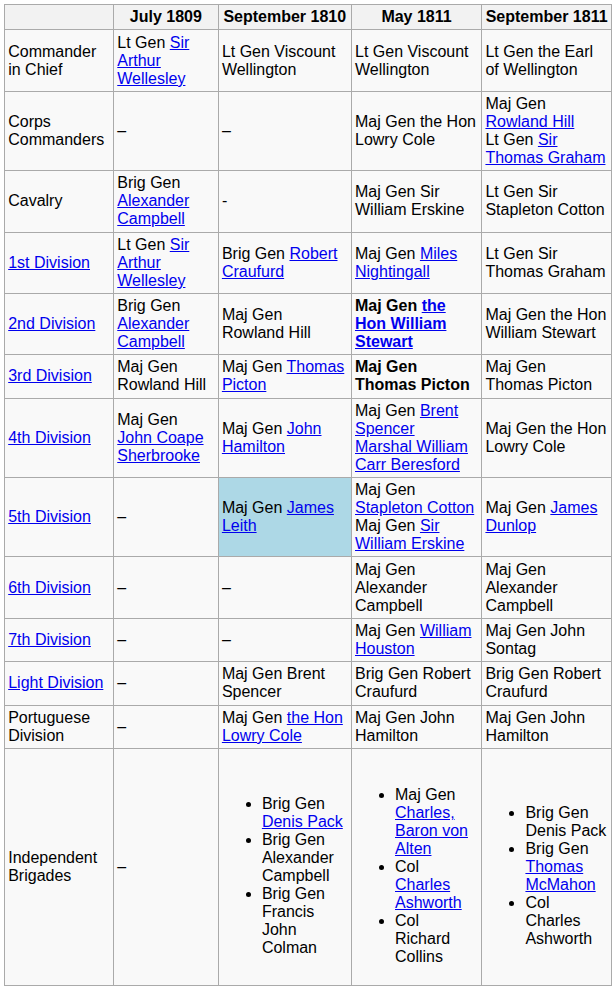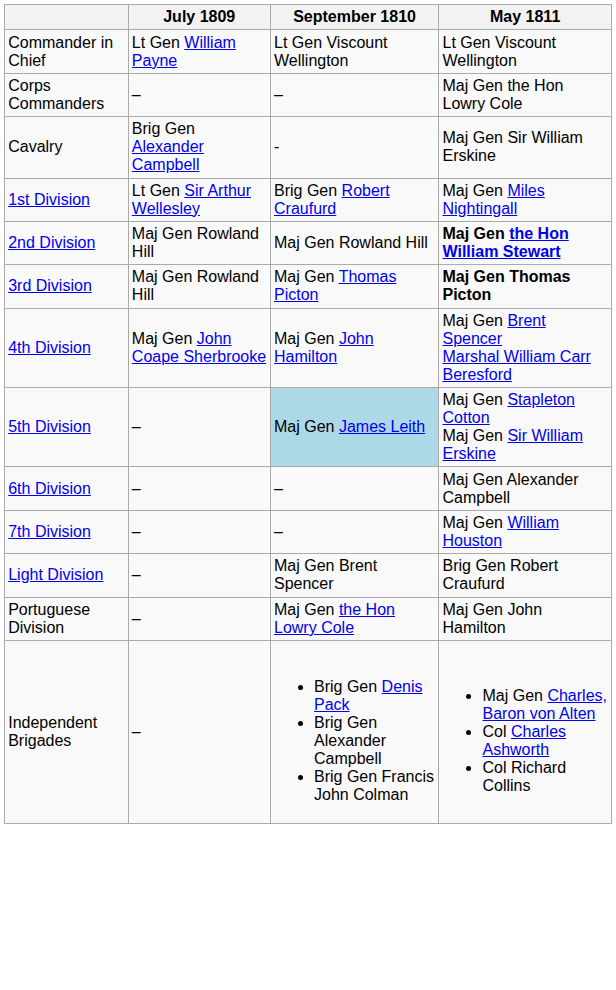- column: (547, 17)
(153, 60) Lt Gen Sir Arthur Wellesley -> (184, 51) Lt Gen William Payne
(153, 324) Brig Gen Alexander Campbell -> (195, 243) Maj Gen Rowland Hill
